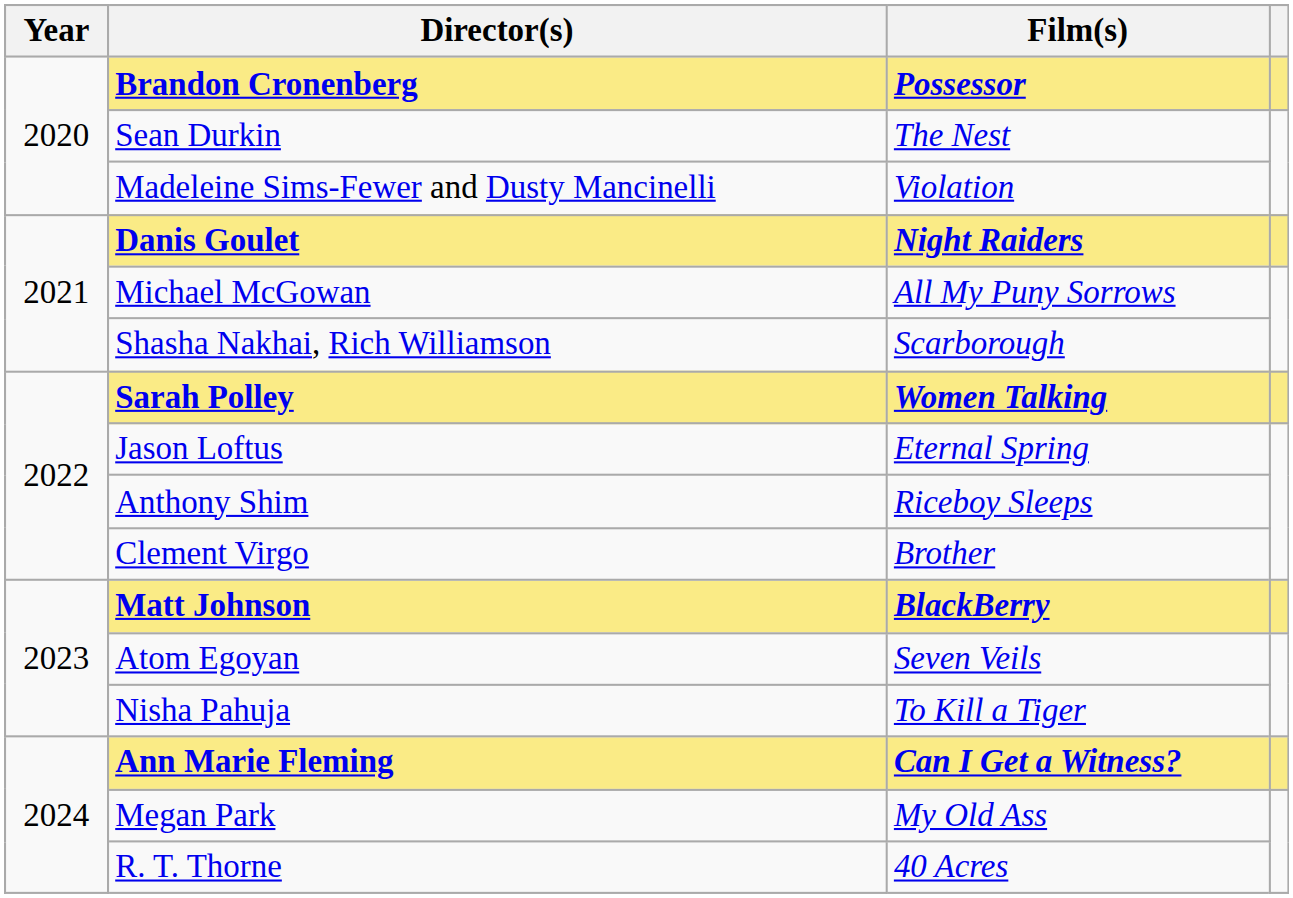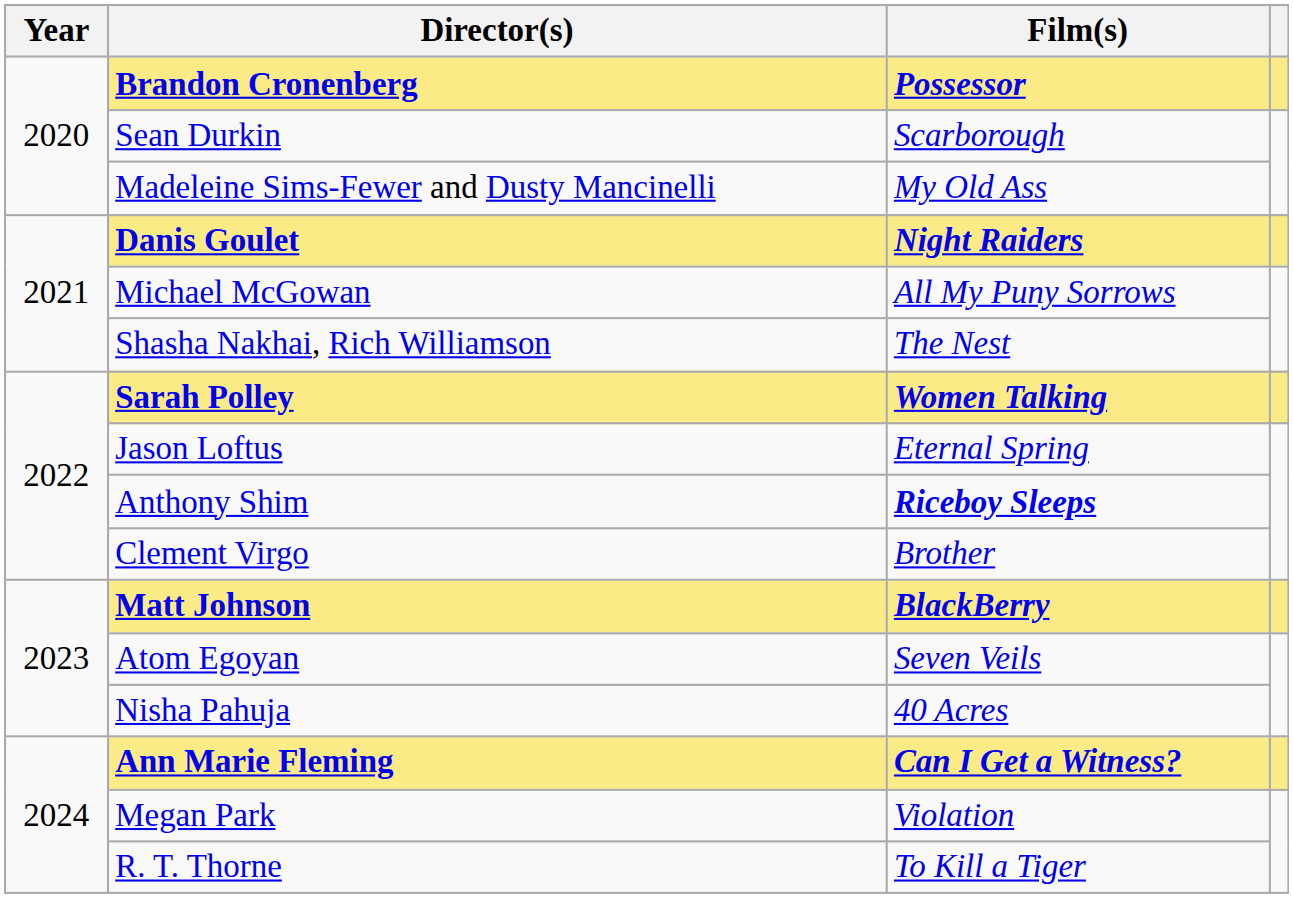(952, 135) The Nest -> (979, 135) Scarborough
(954, 187) Violation -> (970, 187) My Old Ass
(979, 344) Scarborough -> (952, 344) The Nest
(993, 501) normal -> (995, 501) bold
(990, 710) To Kill a Tiger -> (951, 710) 40 Acres
(970, 814) My Old Ass -> (954, 814) Violation
(951, 866) 40 Acres -> (990, 866) To Kill a Tiger
